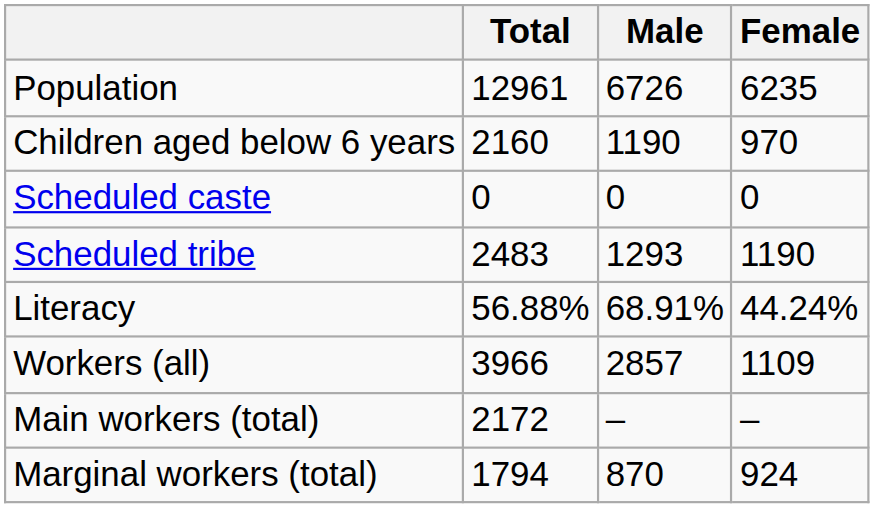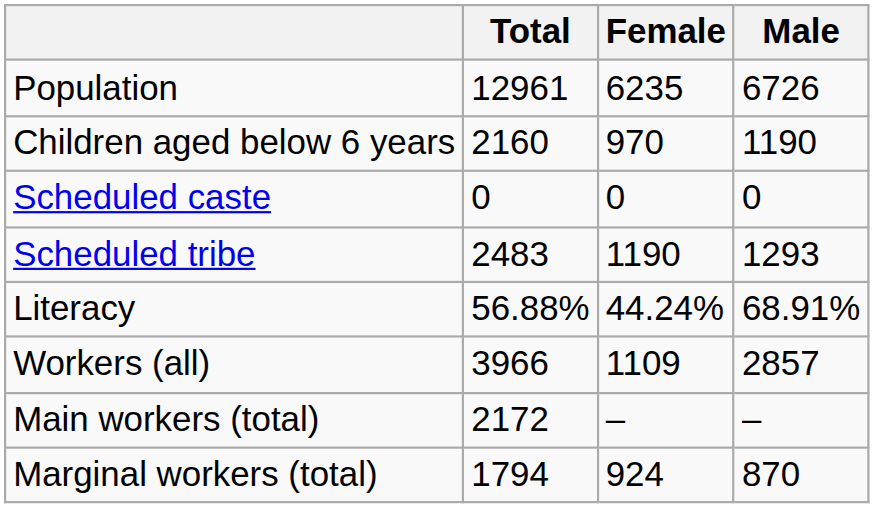columns swapped: (665, 32) <-> (800, 32)
